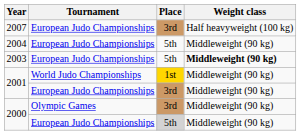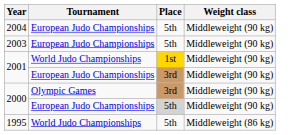- row: (17, 28)
(231, 59) bold -> (230, 43) normal
+ row: (17, 122)
